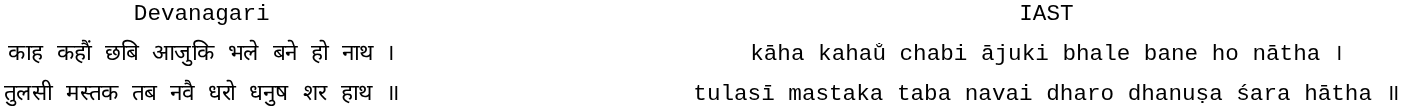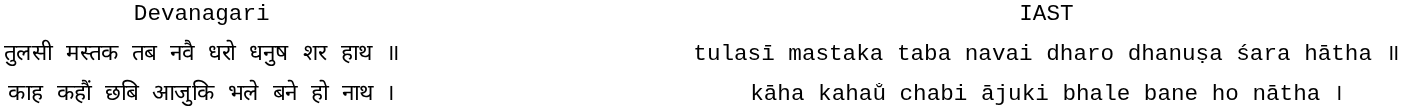rows swapped: (344, 54) <-> (344, 94)
